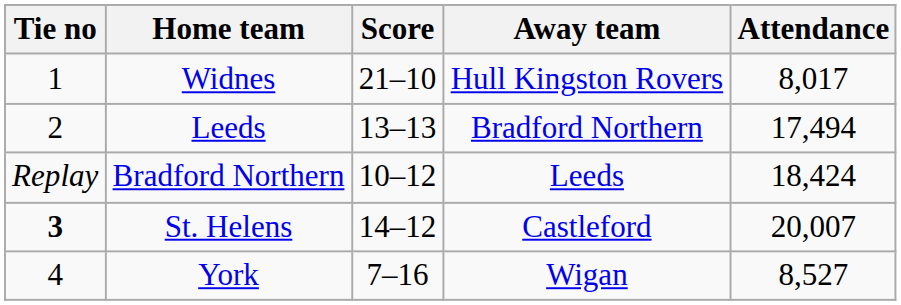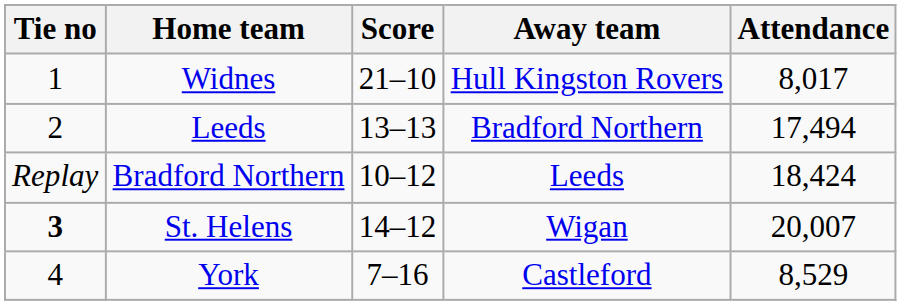(587, 226) Castleford -> (587, 226) Wigan
(587, 275) Wigan -> (587, 275) Castleford
(813, 275) 8,527 -> (813, 275) 8,529
